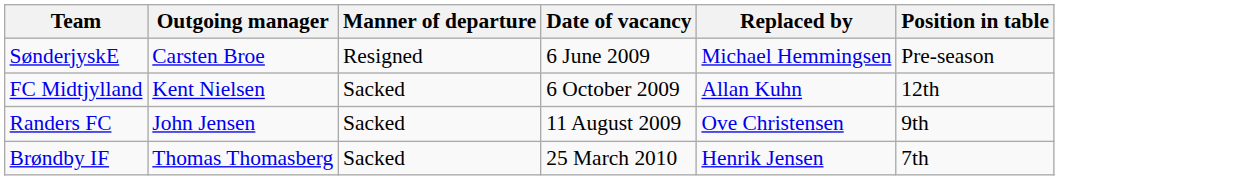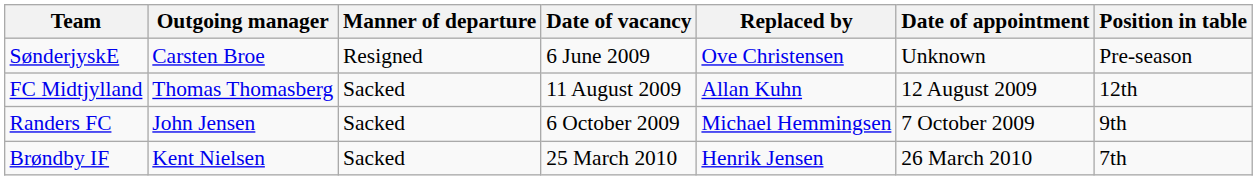+ column: (995, 21)
(796, 55) Michael Hemmingsen -> (773, 55) Ove Christensen
(209, 89) Kent Nielsen -> (243, 89) Thomas Thomasberg
(613, 89) 6 October 2009 -> (614, 89) 11 August 2009
(614, 123) 11 August 2009 -> (613, 123) 6 October 2009
(773, 123) Ove Christensen -> (796, 123) Michael Hemmingsen
(243, 157) Thomas Thomasberg -> (209, 157) Kent Nielsen
